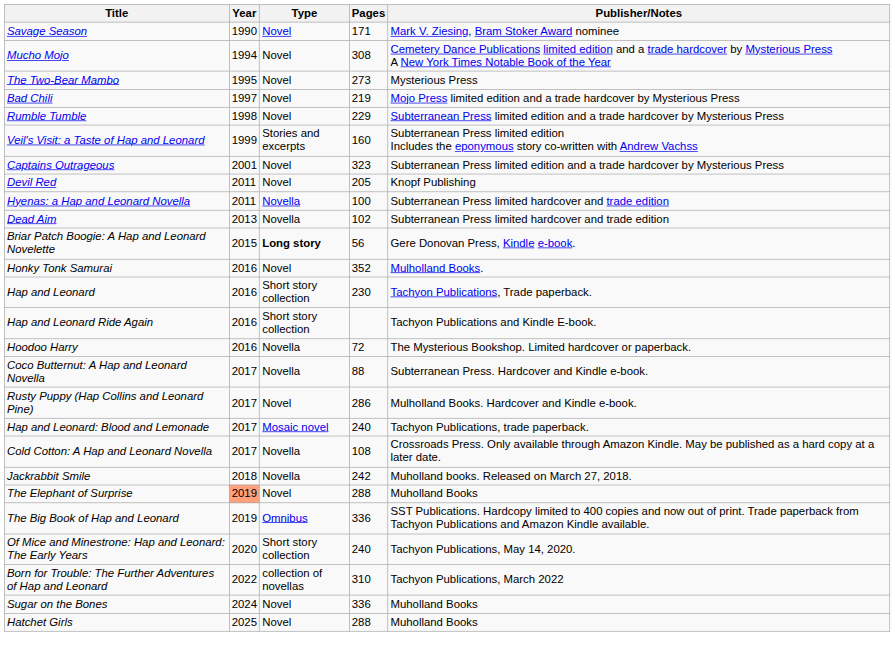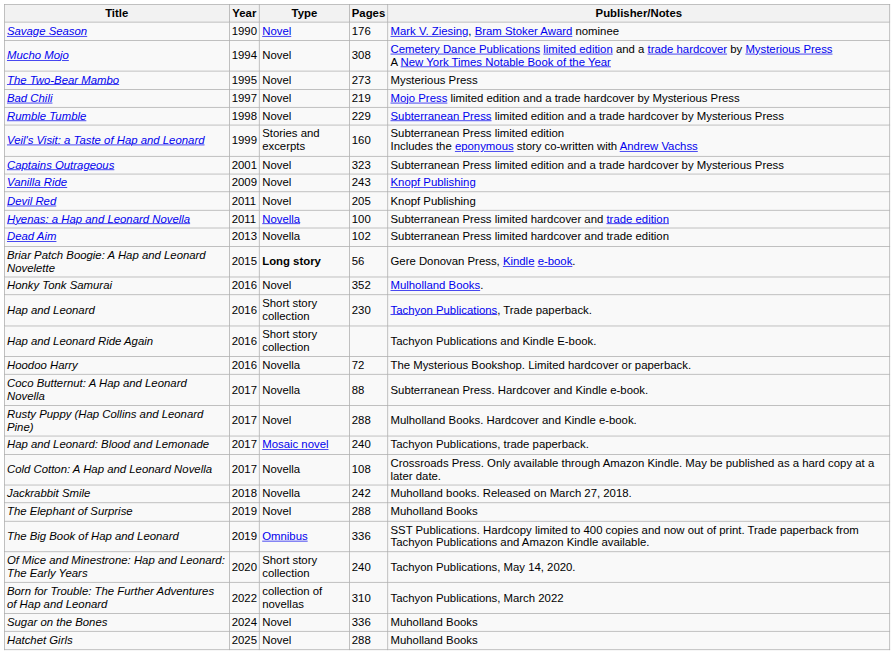(361, 31) 171 -> (361, 31) 176
+ row: (37, 183)
(361, 402) 286 -> (361, 420) 288
(244, 494) lightsalmon background -> (244, 512) no background
